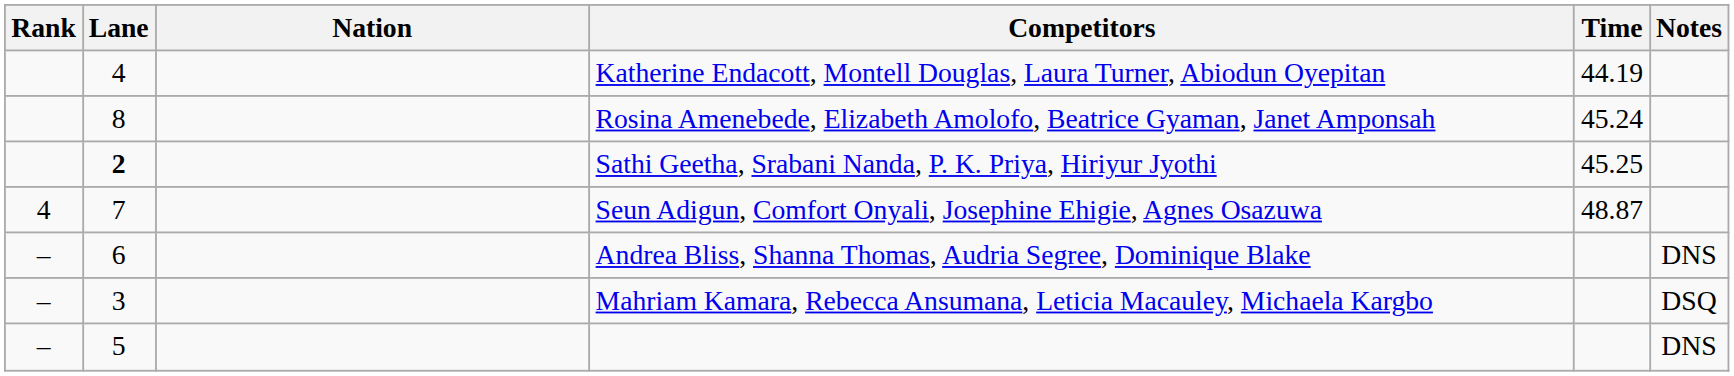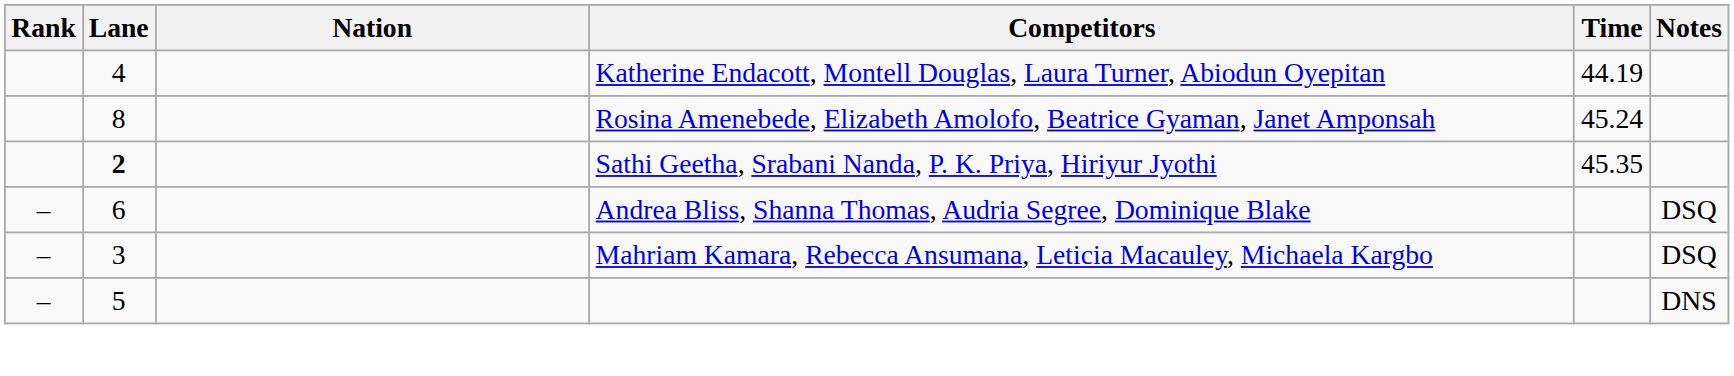(1612, 164) 45.25 -> (1612, 164) 45.35
- row: (959, 209)
(1689, 255) DNS -> (1689, 209) DSQ
